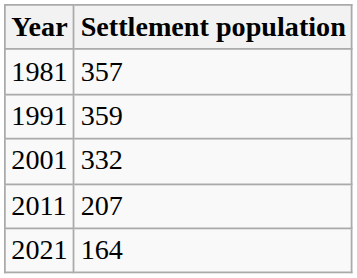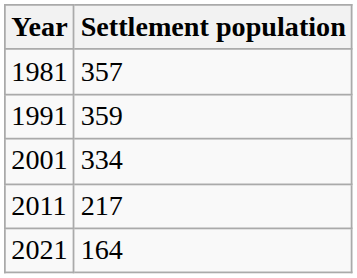(102, 160) 332 -> (102, 160) 334
(102, 205) 207 -> (102, 205) 217
